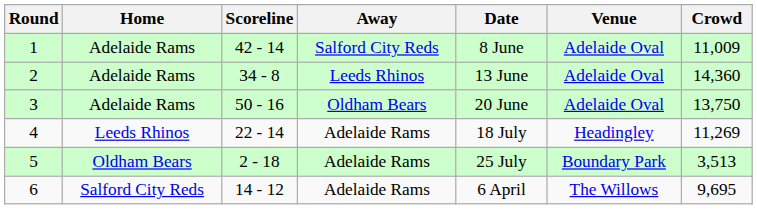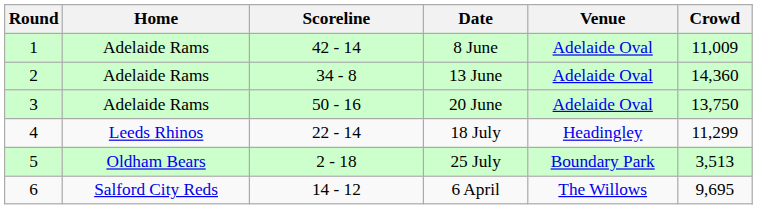- column: (377, 19)
(717, 133) 11,269 -> (715, 133) 11,299
